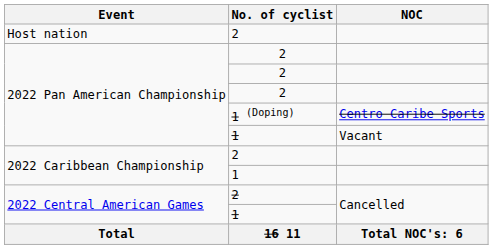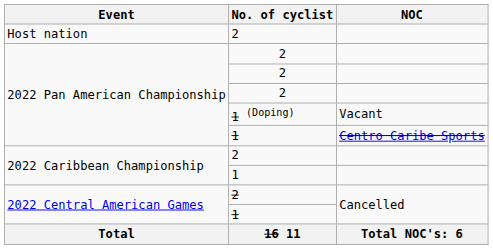(412, 114) Centro Caribe Sports -> (361, 114) Vacant
(361, 136) Vacant -> (412, 136) Centro Caribe Sports
